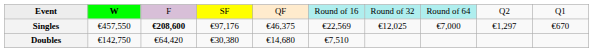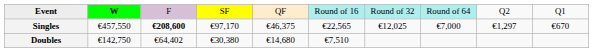(225, 26) €97,176 -> (225, 26) €97,170
(337, 26) €22,569 -> (337, 26) €22,565
(169, 41) €64,420 -> (169, 41) €64,402
